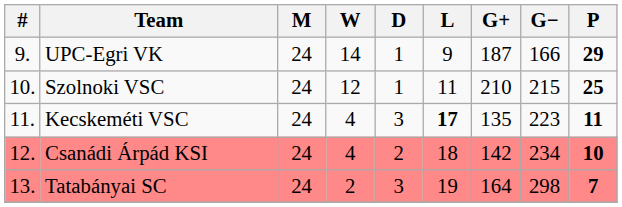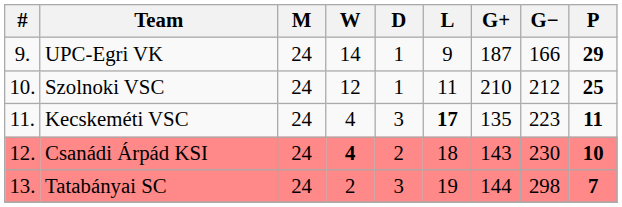(545, 86) 215 -> (545, 86) 212
(350, 152) normal -> (350, 152) bold
(496, 152) 142 -> (496, 152) 143
(545, 152) 234 -> (545, 152) 230
(496, 185) 164 -> (496, 185) 144
